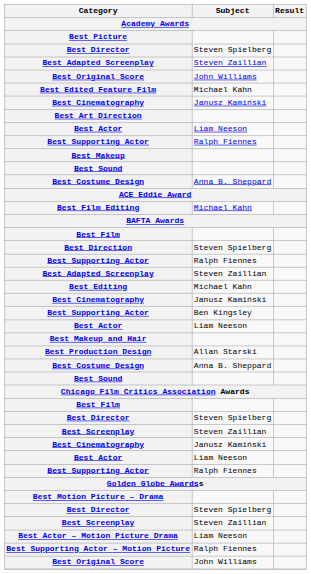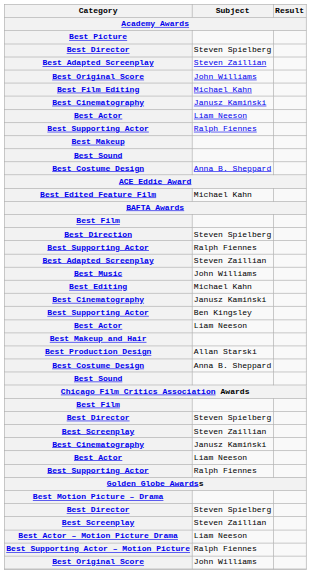rows swapped: (98, 208) <-> (98, 90)
- row: (98, 116)
+ row: (98, 274)
